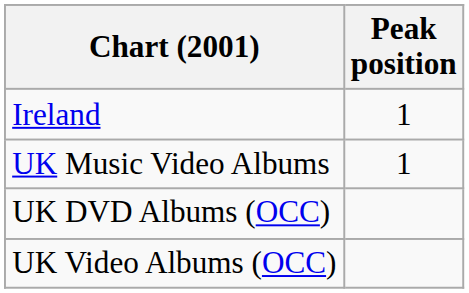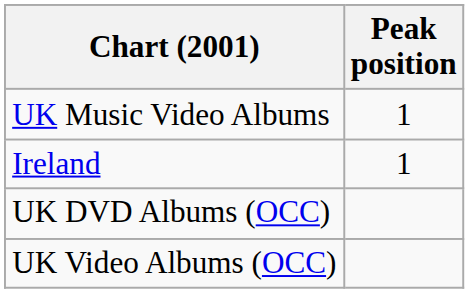rows swapped: (56, 113) <-> (171, 163)
